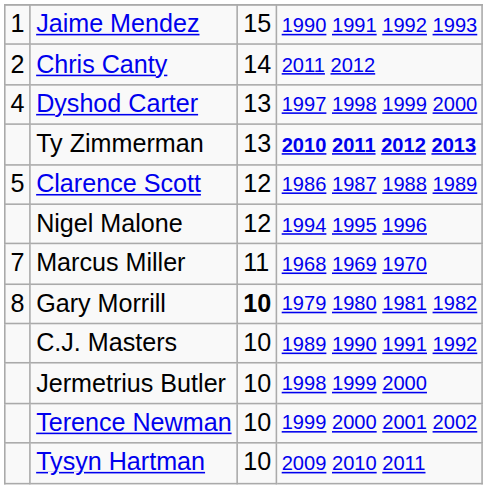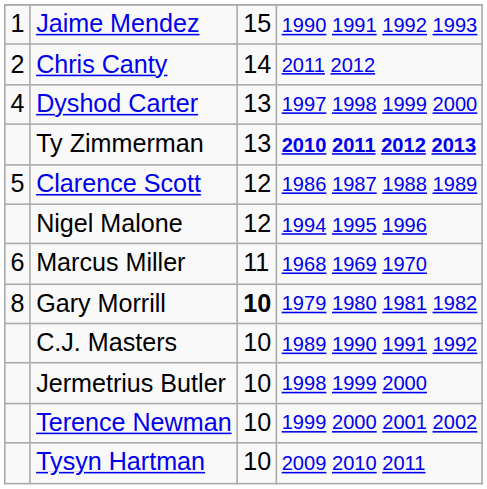(18, 263) 7 -> (18, 263) 6
